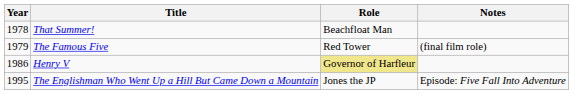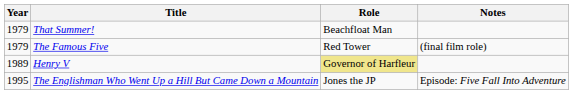(18, 30) 1978 -> (18, 30) 1979
(18, 64) 1986 -> (18, 64) 1989
